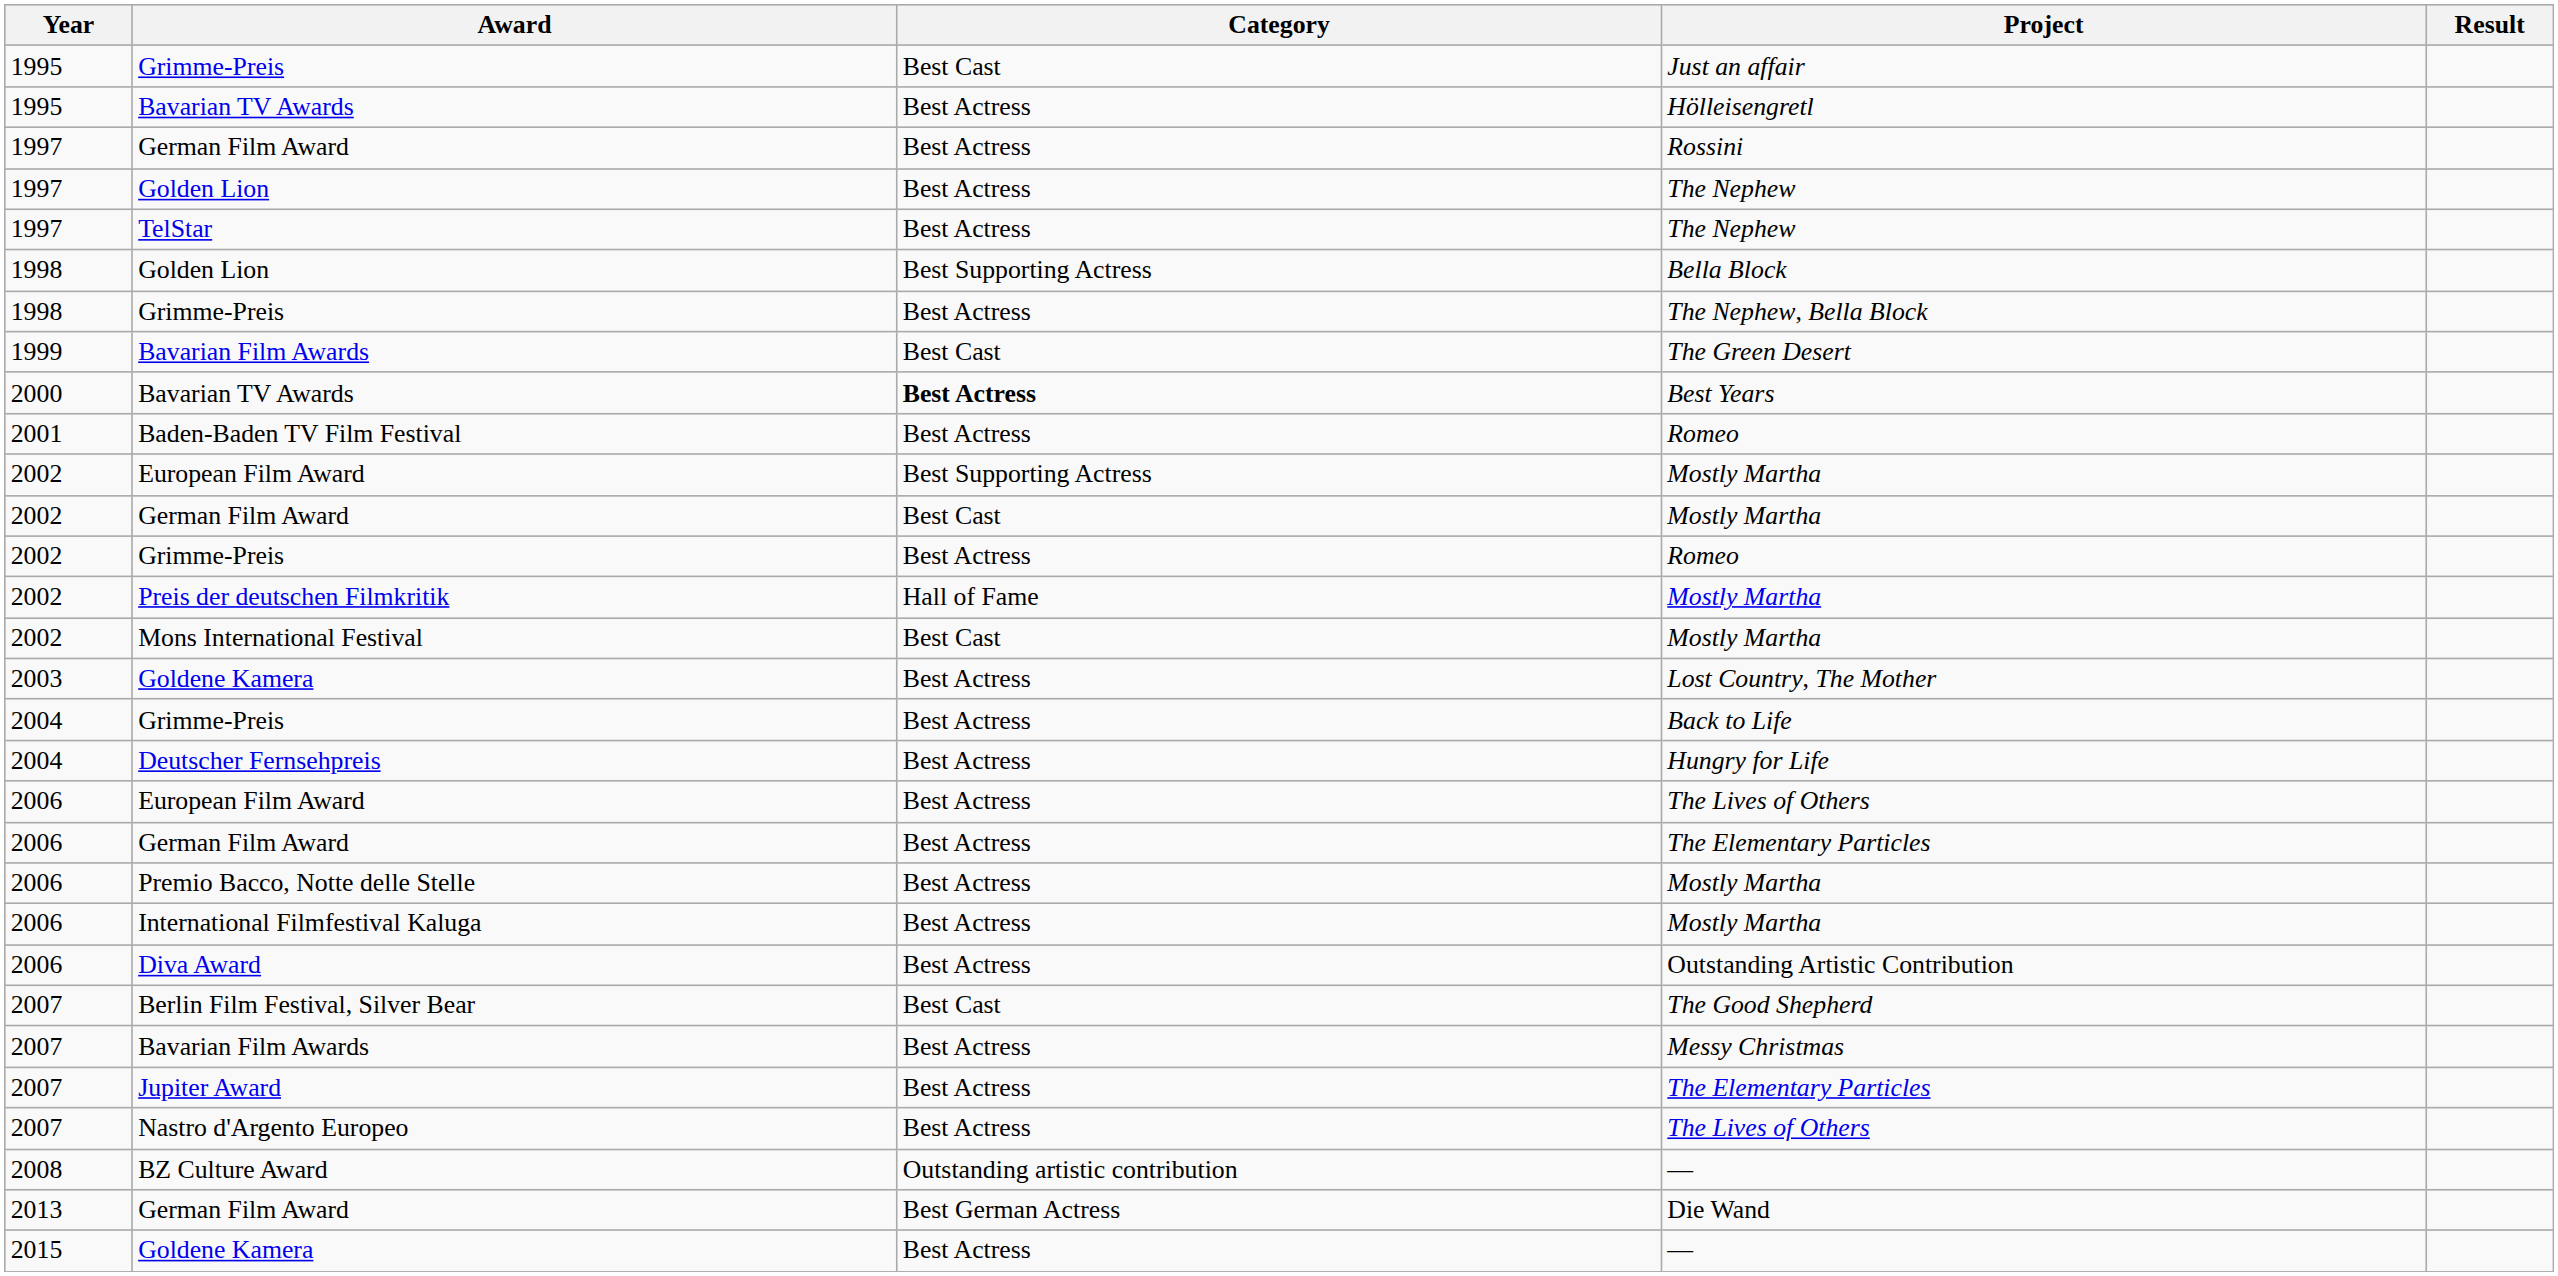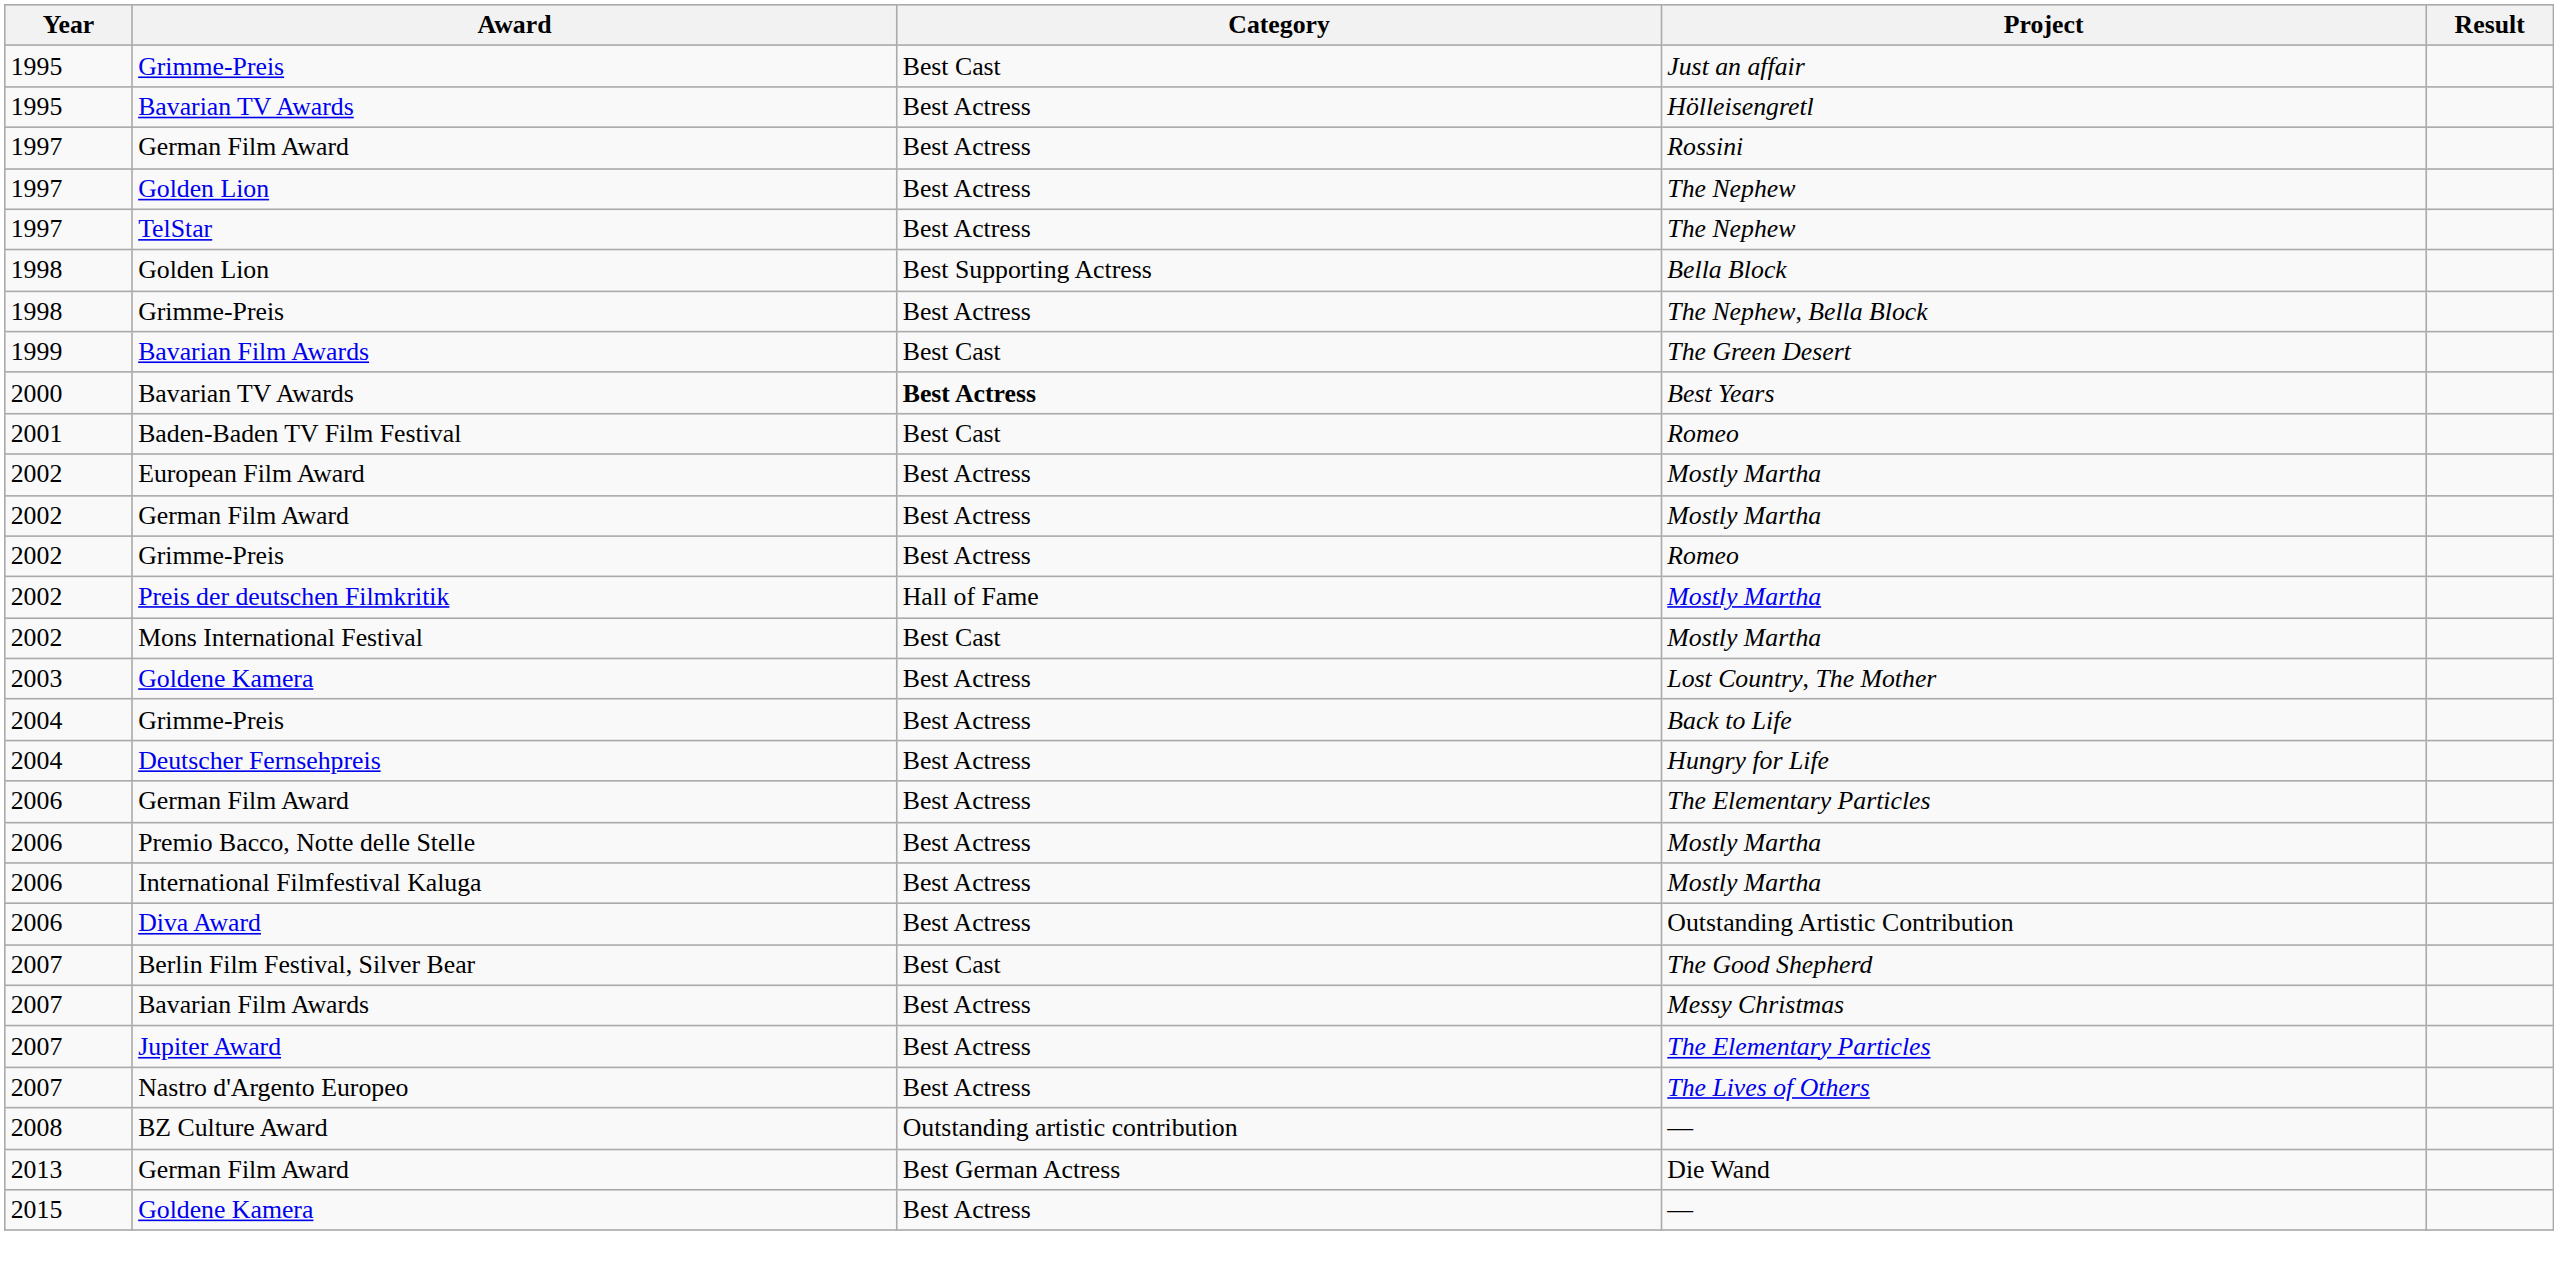(967, 433) Best Actress -> (952, 433) Best Cast
(1027, 474) Best Supporting Actress -> (967, 474) Best Actress
(952, 515) Best Cast -> (967, 515) Best Actress
- row: (251, 801)
